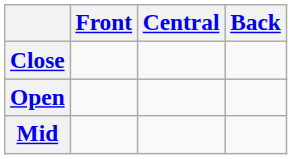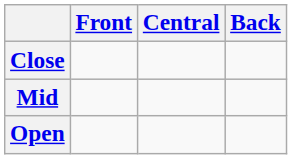rows swapped: (37, 134) <-> (37, 97)
